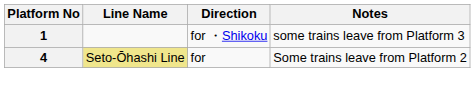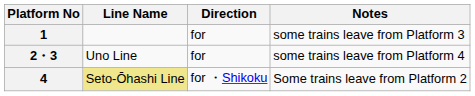(229, 35) for ・Shikoku -> (198, 34) for
+ row: (44, 56)
(198, 57) for -> (229, 78) for ・Shikoku
